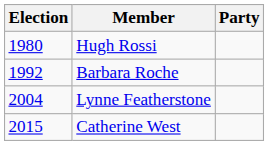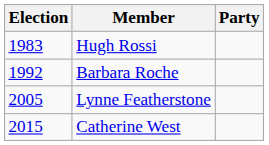(26, 45) 1980 -> (26, 45) 1983
(26, 99) 2004 -> (26, 99) 2005
